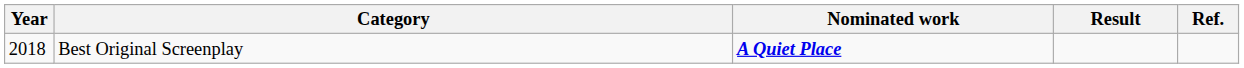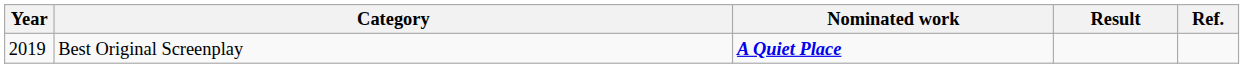(27, 48) 2018 -> (27, 48) 2019
